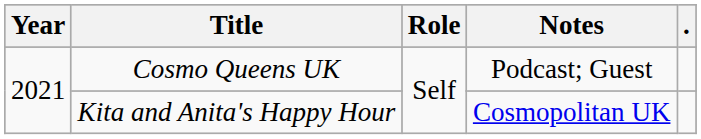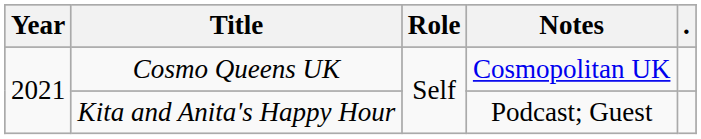(572, 68) Podcast; Guest -> (572, 68) Cosmopolitan UK
(572, 111) Cosmopolitan UK -> (572, 111) Podcast; Guest
